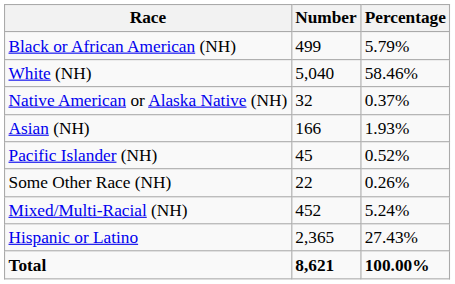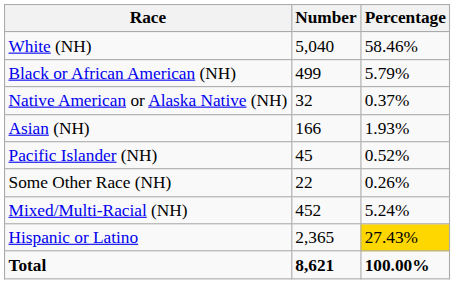rows swapped: (50, 73) <-> (122, 45)
(391, 237) no background -> (391, 237) gold background
